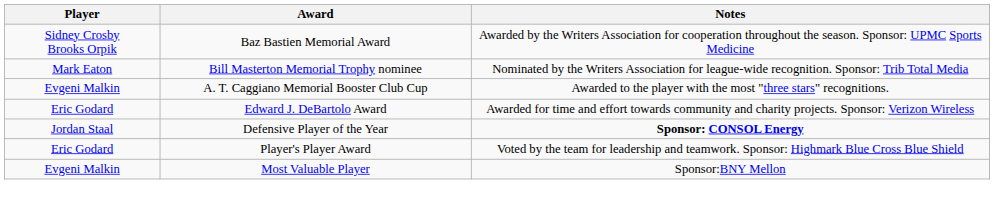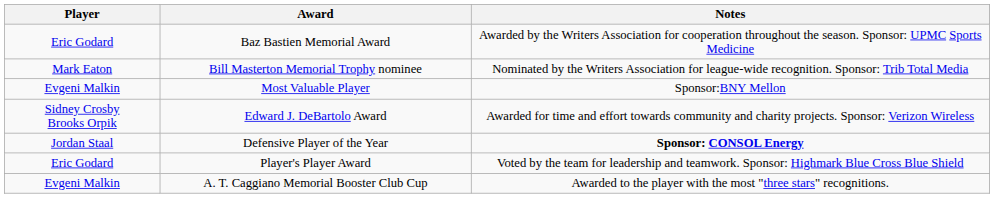(82, 41) Sidney Crosby Brooks Orpik -> (82, 41) Eric Godard
rows swapped: (315, 88) <-> (315, 169)
(82, 108) Eric Godard -> (82, 116) Sidney Crosby Brooks Orpik
